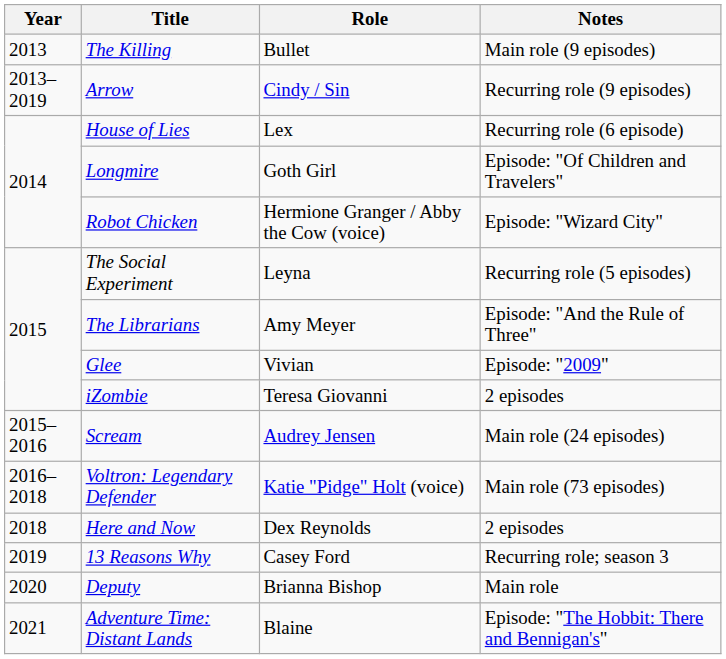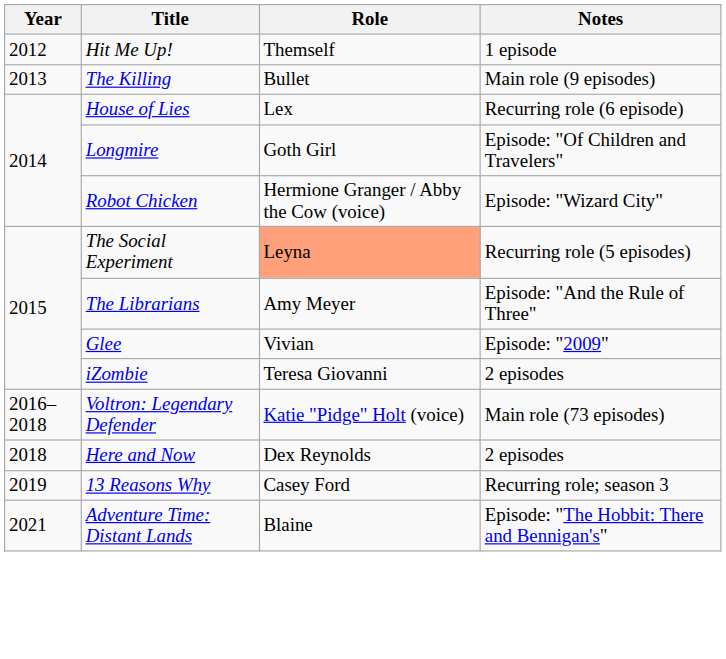+ row: (129, 49)
- row: (109, 89)
(287, 273) no background -> (287, 252) lightsalmon background
- row: (114, 435)
- row: (113, 587)
